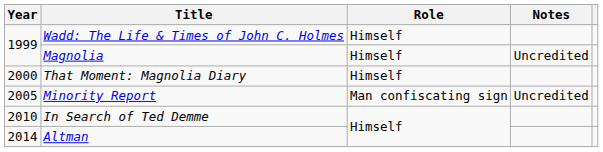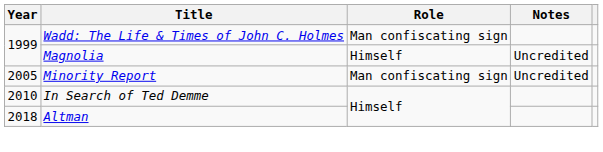(376, 35) Himself -> (429, 35) Man confiscating sign
- row: (145, 76)
(22, 137) 2014 -> (22, 116) 2018
